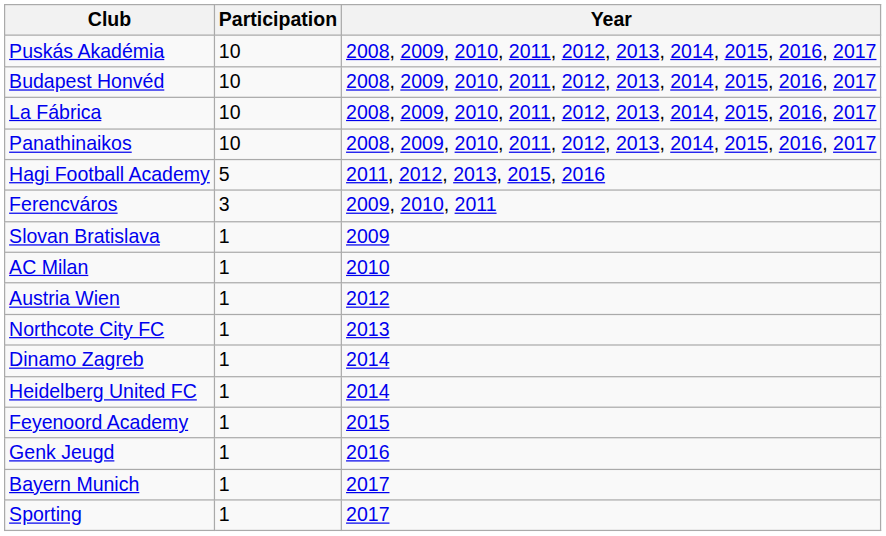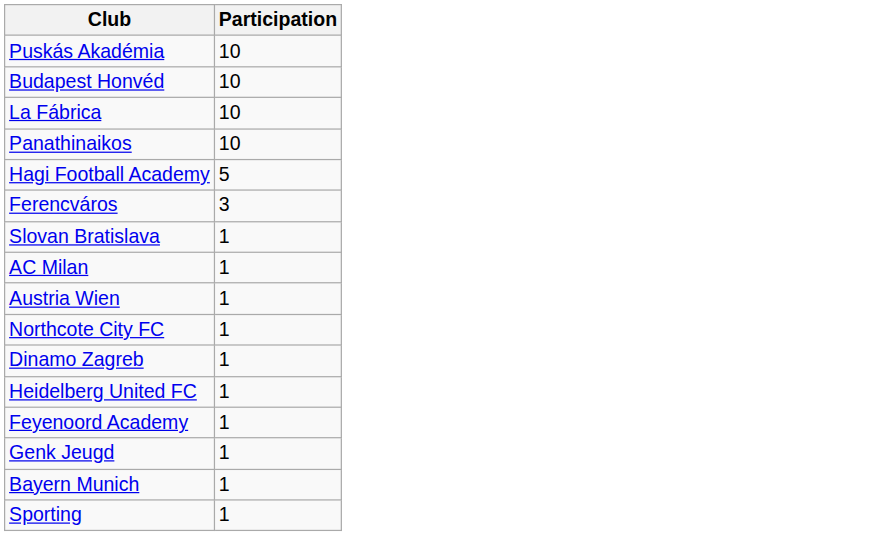- column: (611, 19)
